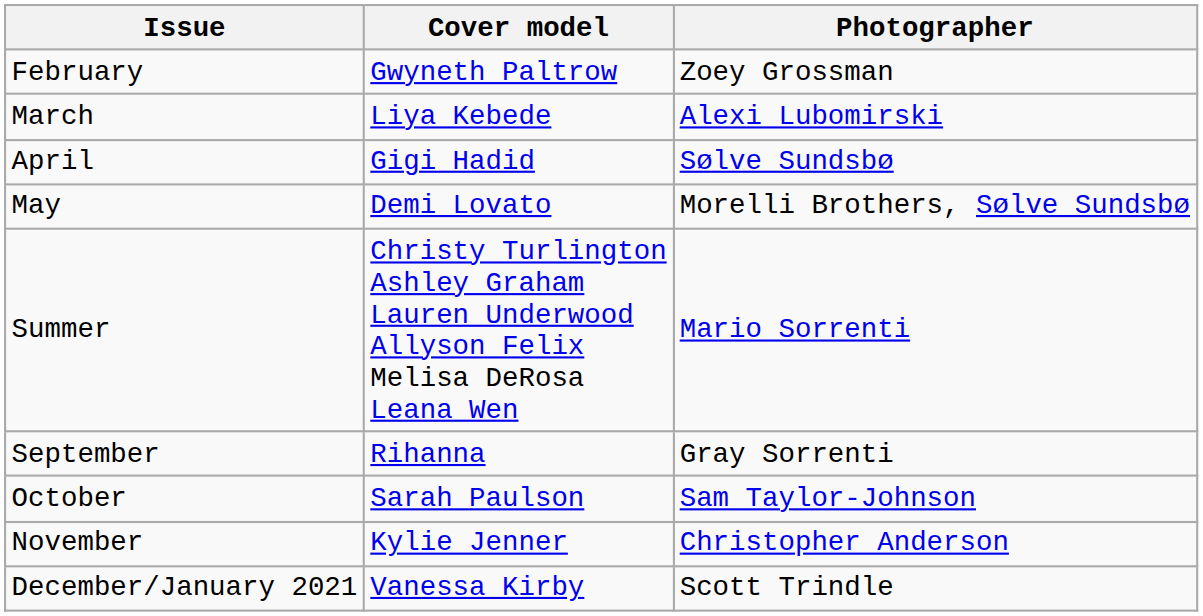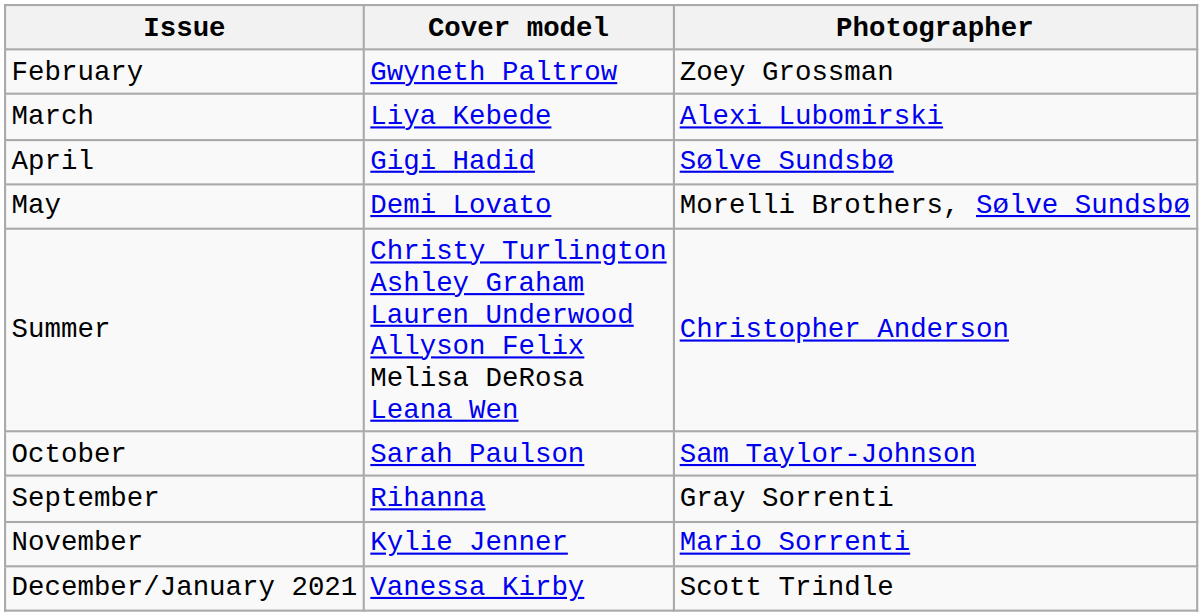(795, 330) Mario Sorrenti -> (844, 330) Christopher Anderson
rows swapped: (86, 454) <-> (69, 499)
(844, 543) Christopher Anderson -> (795, 543) Mario Sorrenti
